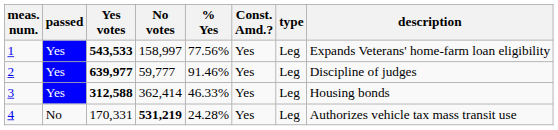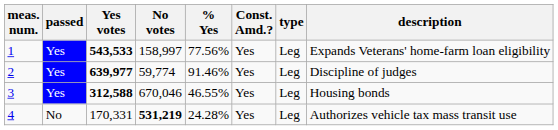(157, 72) 59,777 -> (157, 72) 59,774
(160, 93) 362,414 -> (160, 93) 670,046
(208, 93) 46.33% -> (208, 93) 46.55%
